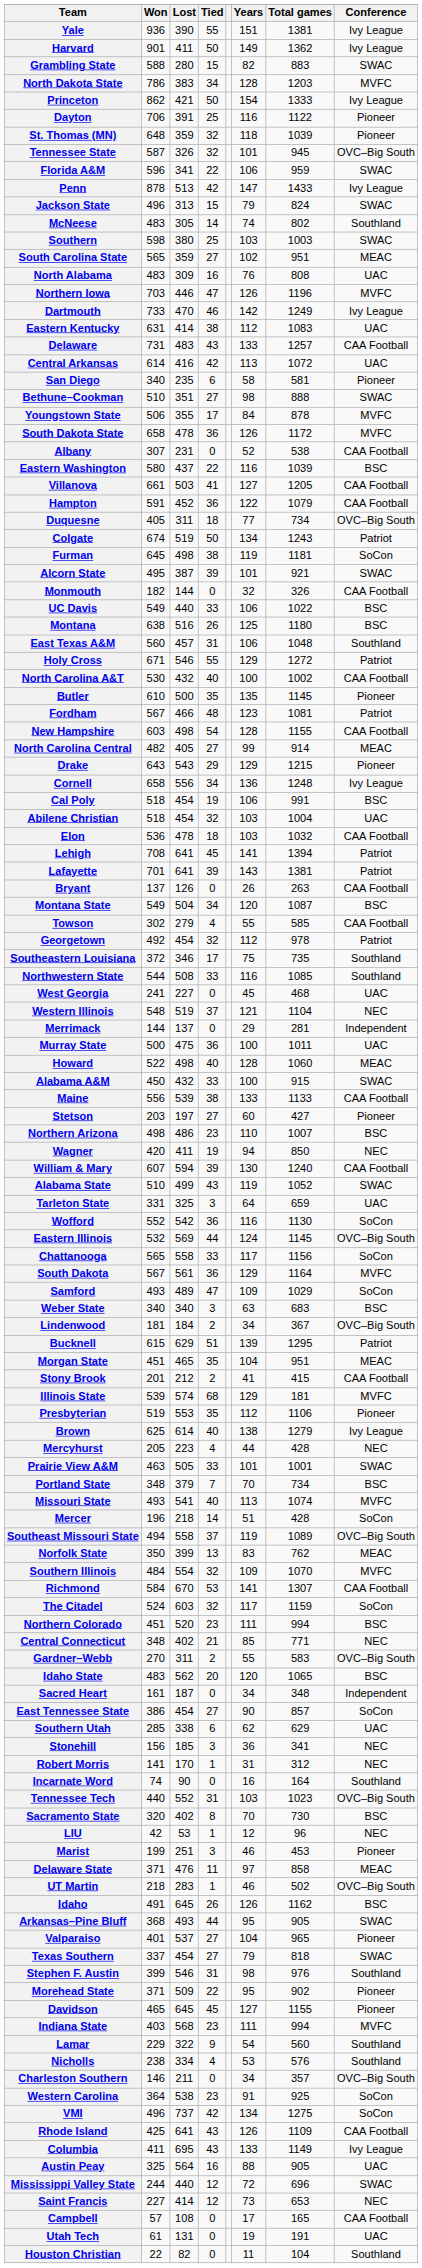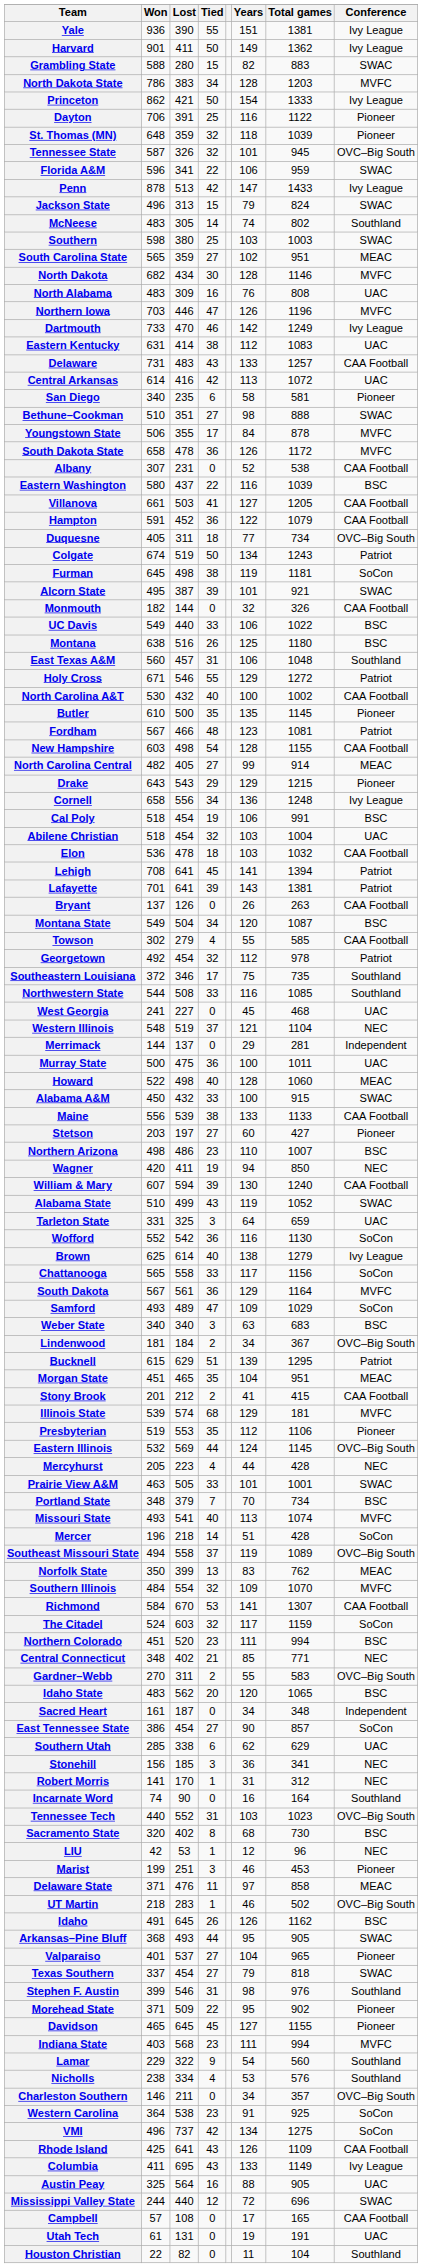+ row: (73, 275)
rows swapped: (73, 1431) <-> (73, 1238)
(248, 1816) 70 -> (248, 1834) 68
- row: (73, 2201)
